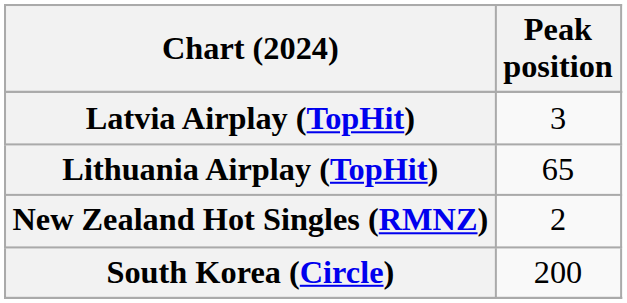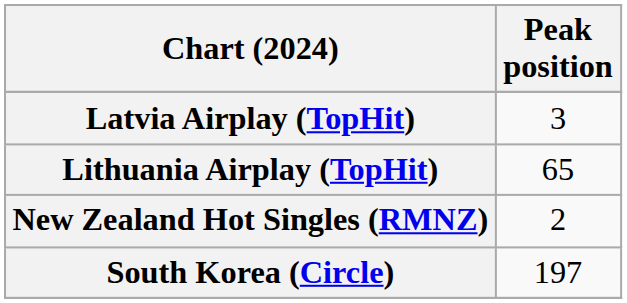(558, 271) 200 -> (558, 271) 197
